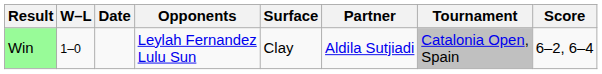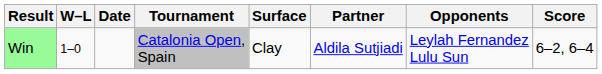columns swapped: (475, 16) <-> (197, 16)
